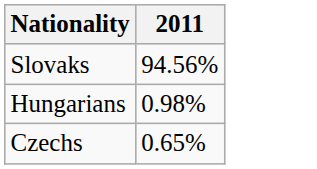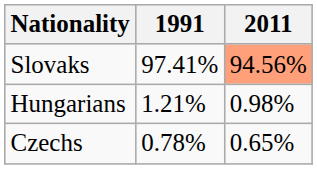+ column: (180, 24)
(180, 63) no background -> (268, 63) lightsalmon background
